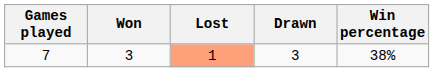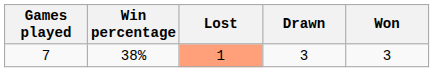columns swapped: (129, 24) <-> (383, 24)
